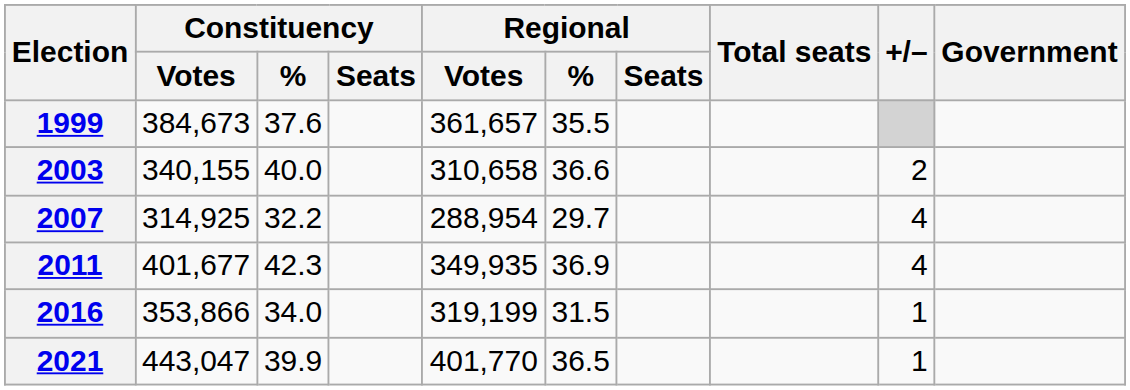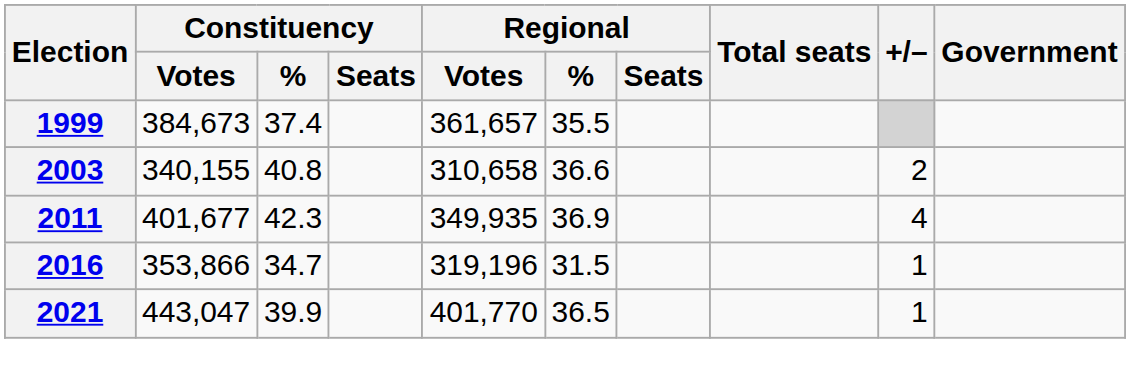(293, 123) 37.6 -> (293, 123) 37.4
(293, 170) 40.0 -> (293, 170) 40.8
- row: (70, 218)
(293, 312) 34.0 -> (293, 265) 34.7
(484, 312) 319,199 -> (484, 265) 319,196
